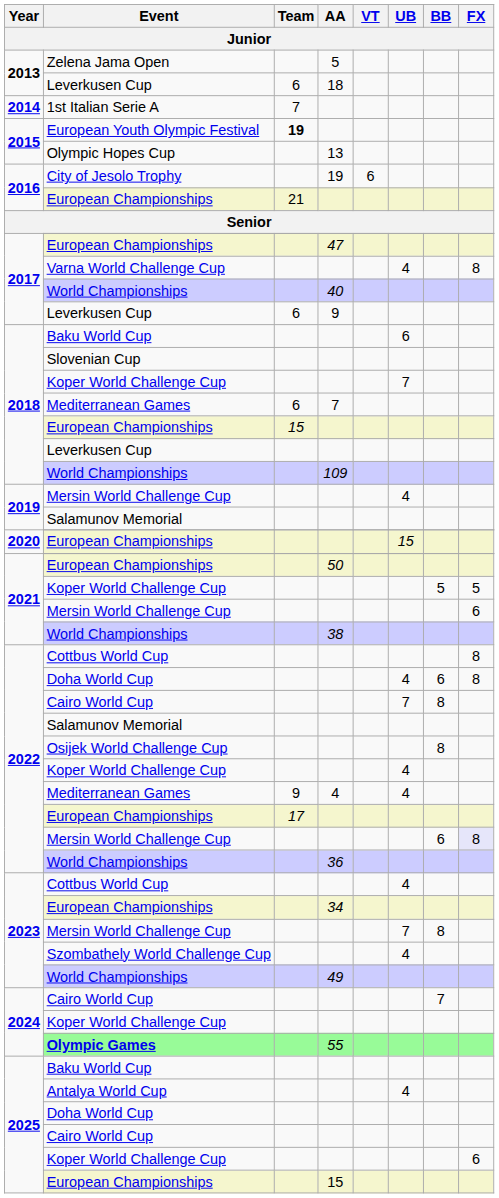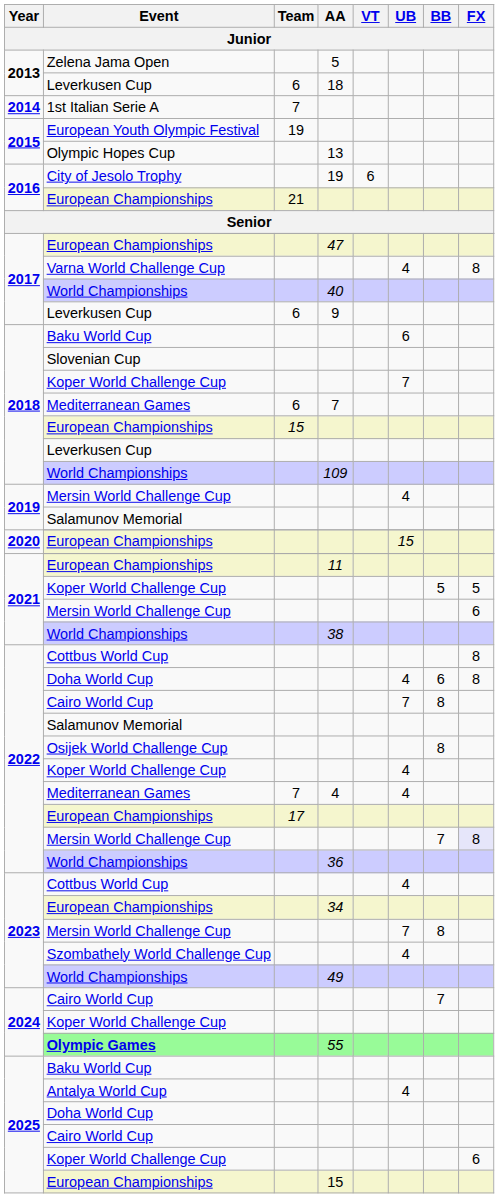(296, 130) bold -> (296, 130) normal
(335, 565) 50 -> (335, 565) 11
(296, 793) 9 -> (296, 793) 7
(441, 839) 6 -> (441, 839) 7
